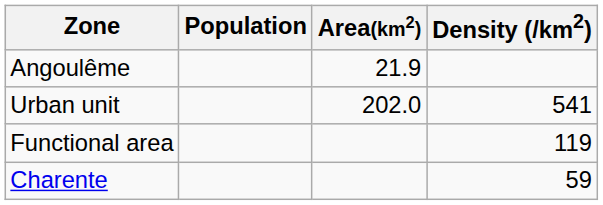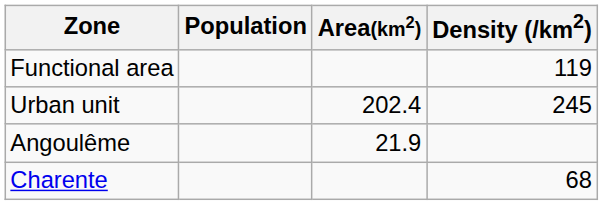rows swapped: (70, 67) <-> (92, 143)
(392, 105) 202.0 -> (392, 105) 202.4
(572, 105) 541 -> (572, 105) 245
(579, 180) 59 -> (579, 180) 68
